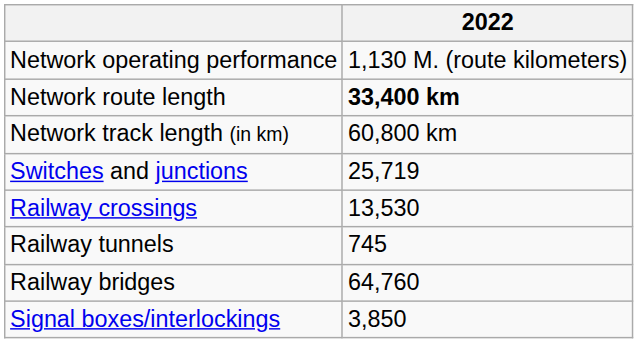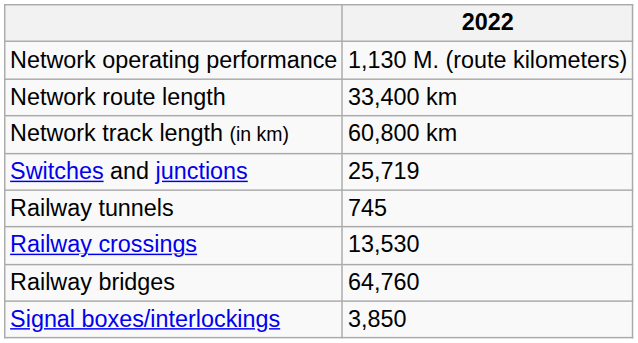(404, 97) bold -> (403, 97) normal
rows swapped: (104, 208) <-> (92, 245)
